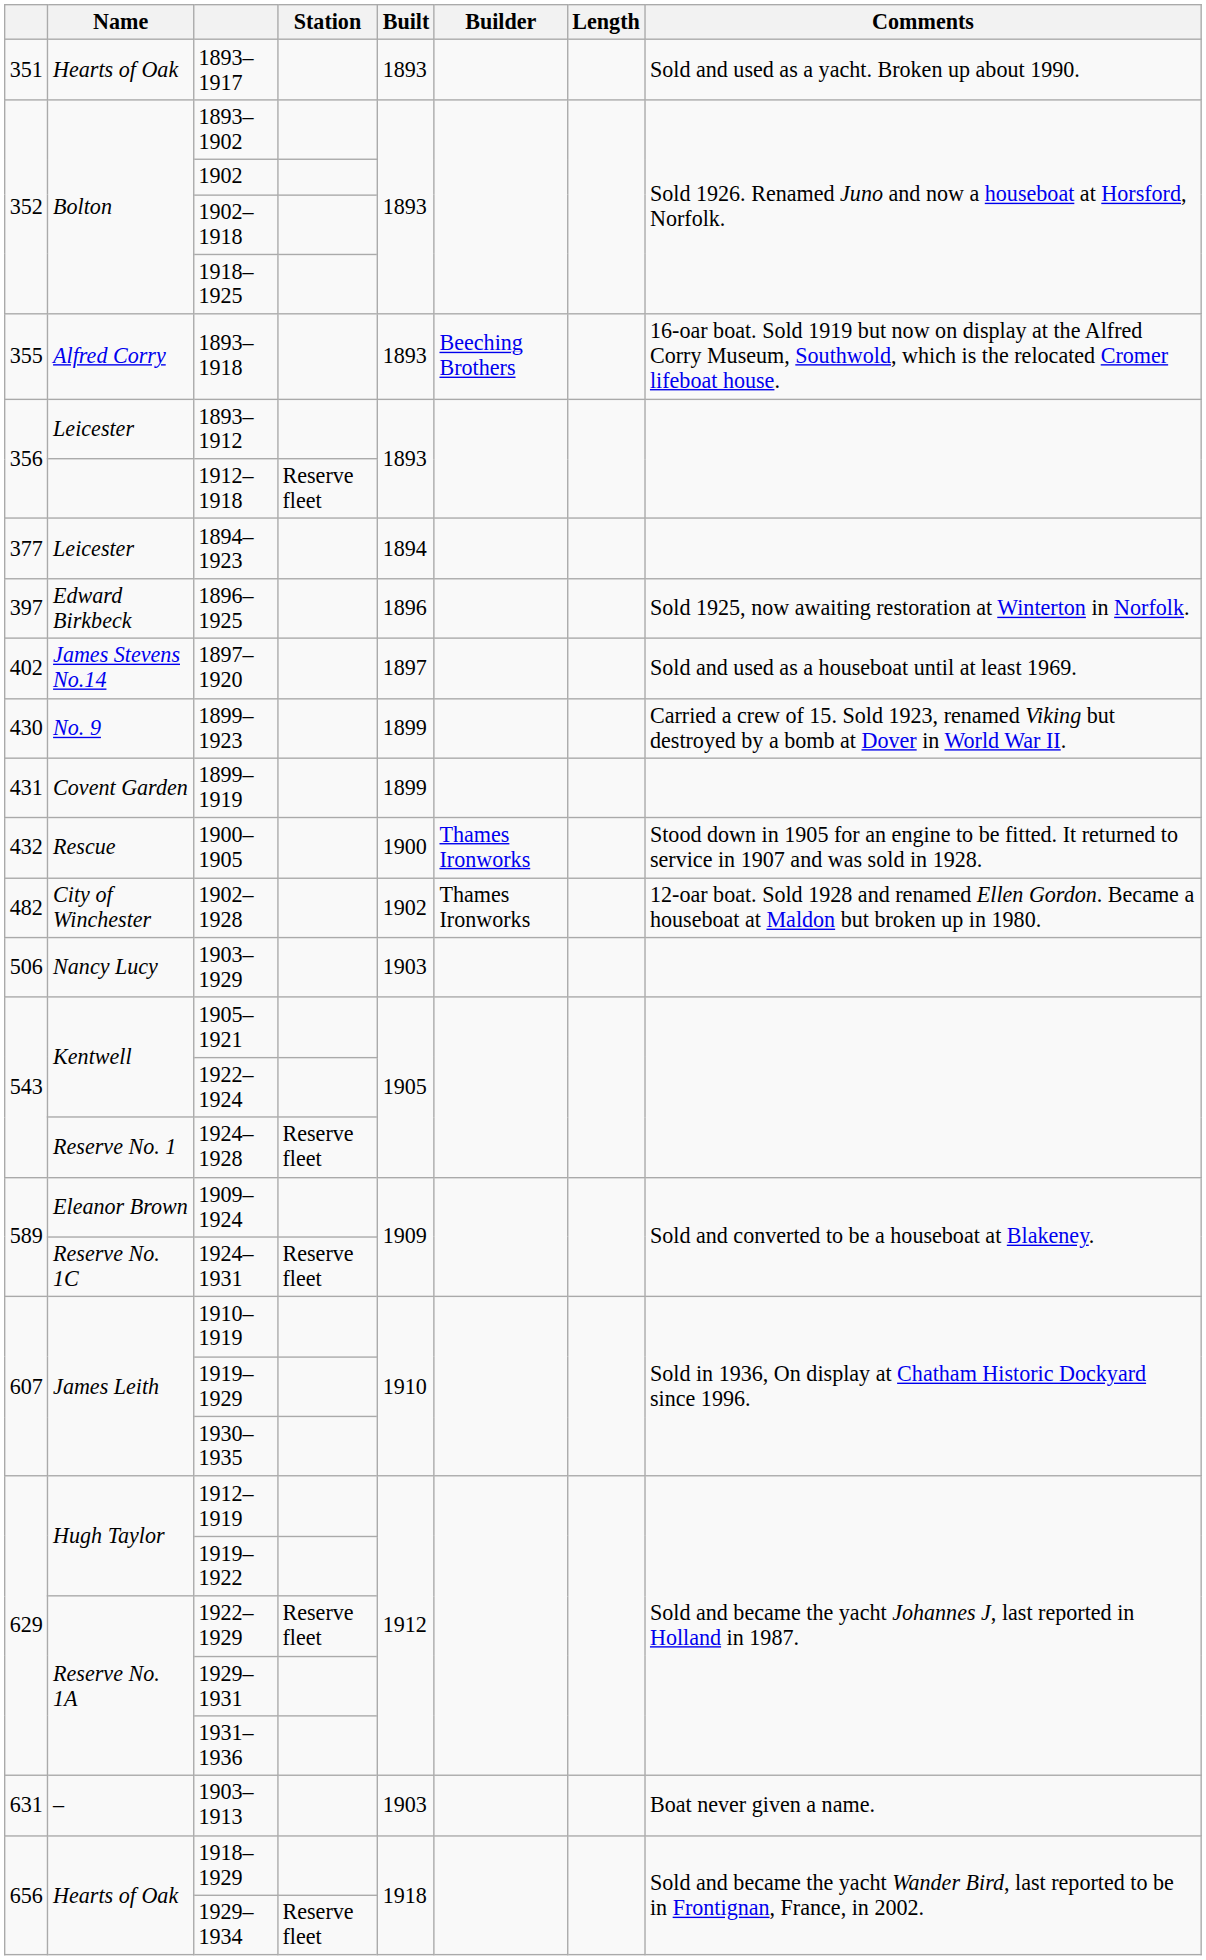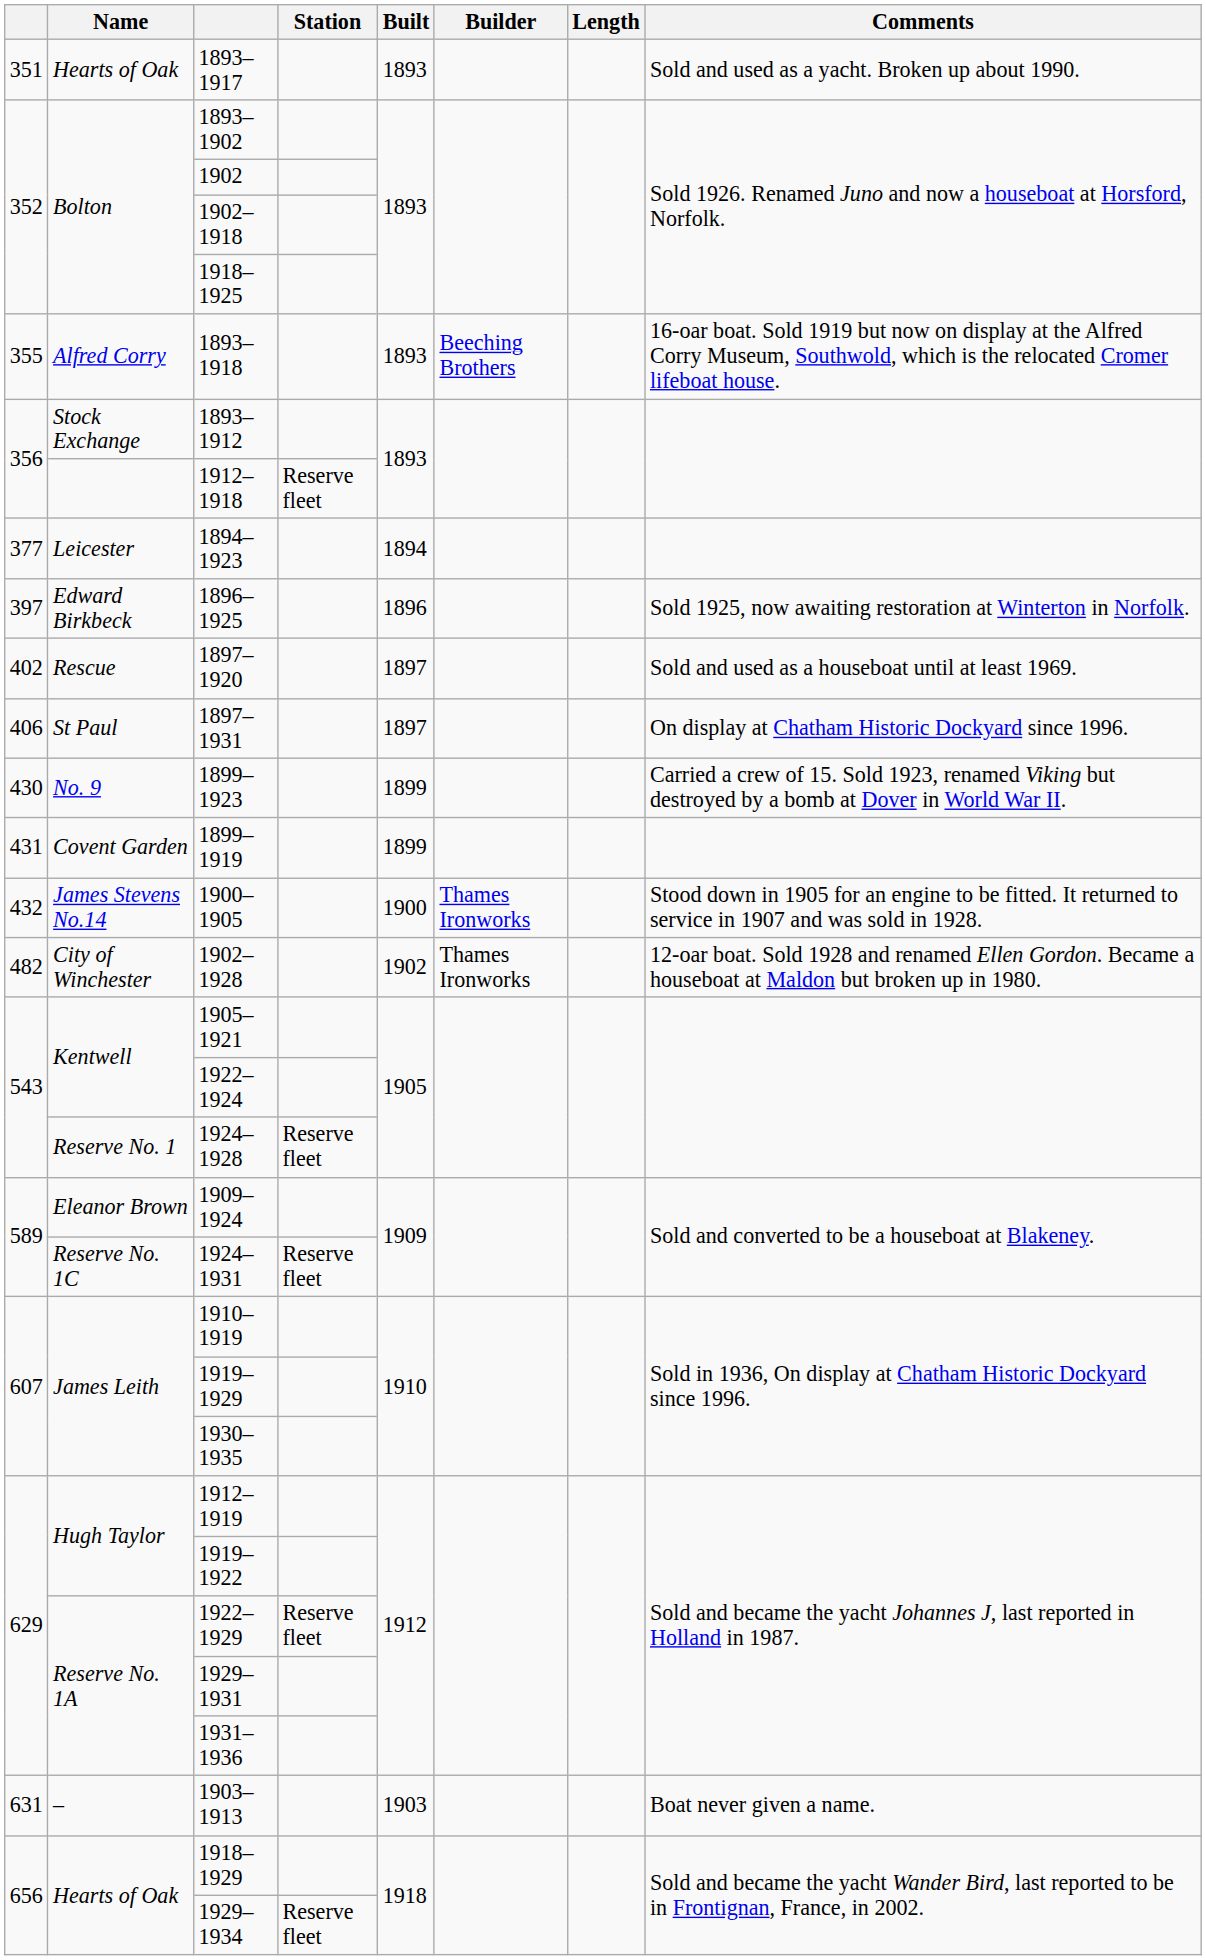(94, 428) Leicester -> (97, 428) Stock Exchange
(117, 668) James Stevens No.14 -> (84, 668) Rescue
+ row: (226, 727)
(84, 847) Rescue -> (117, 907) James Stevens No.14
- row: (226, 967)
